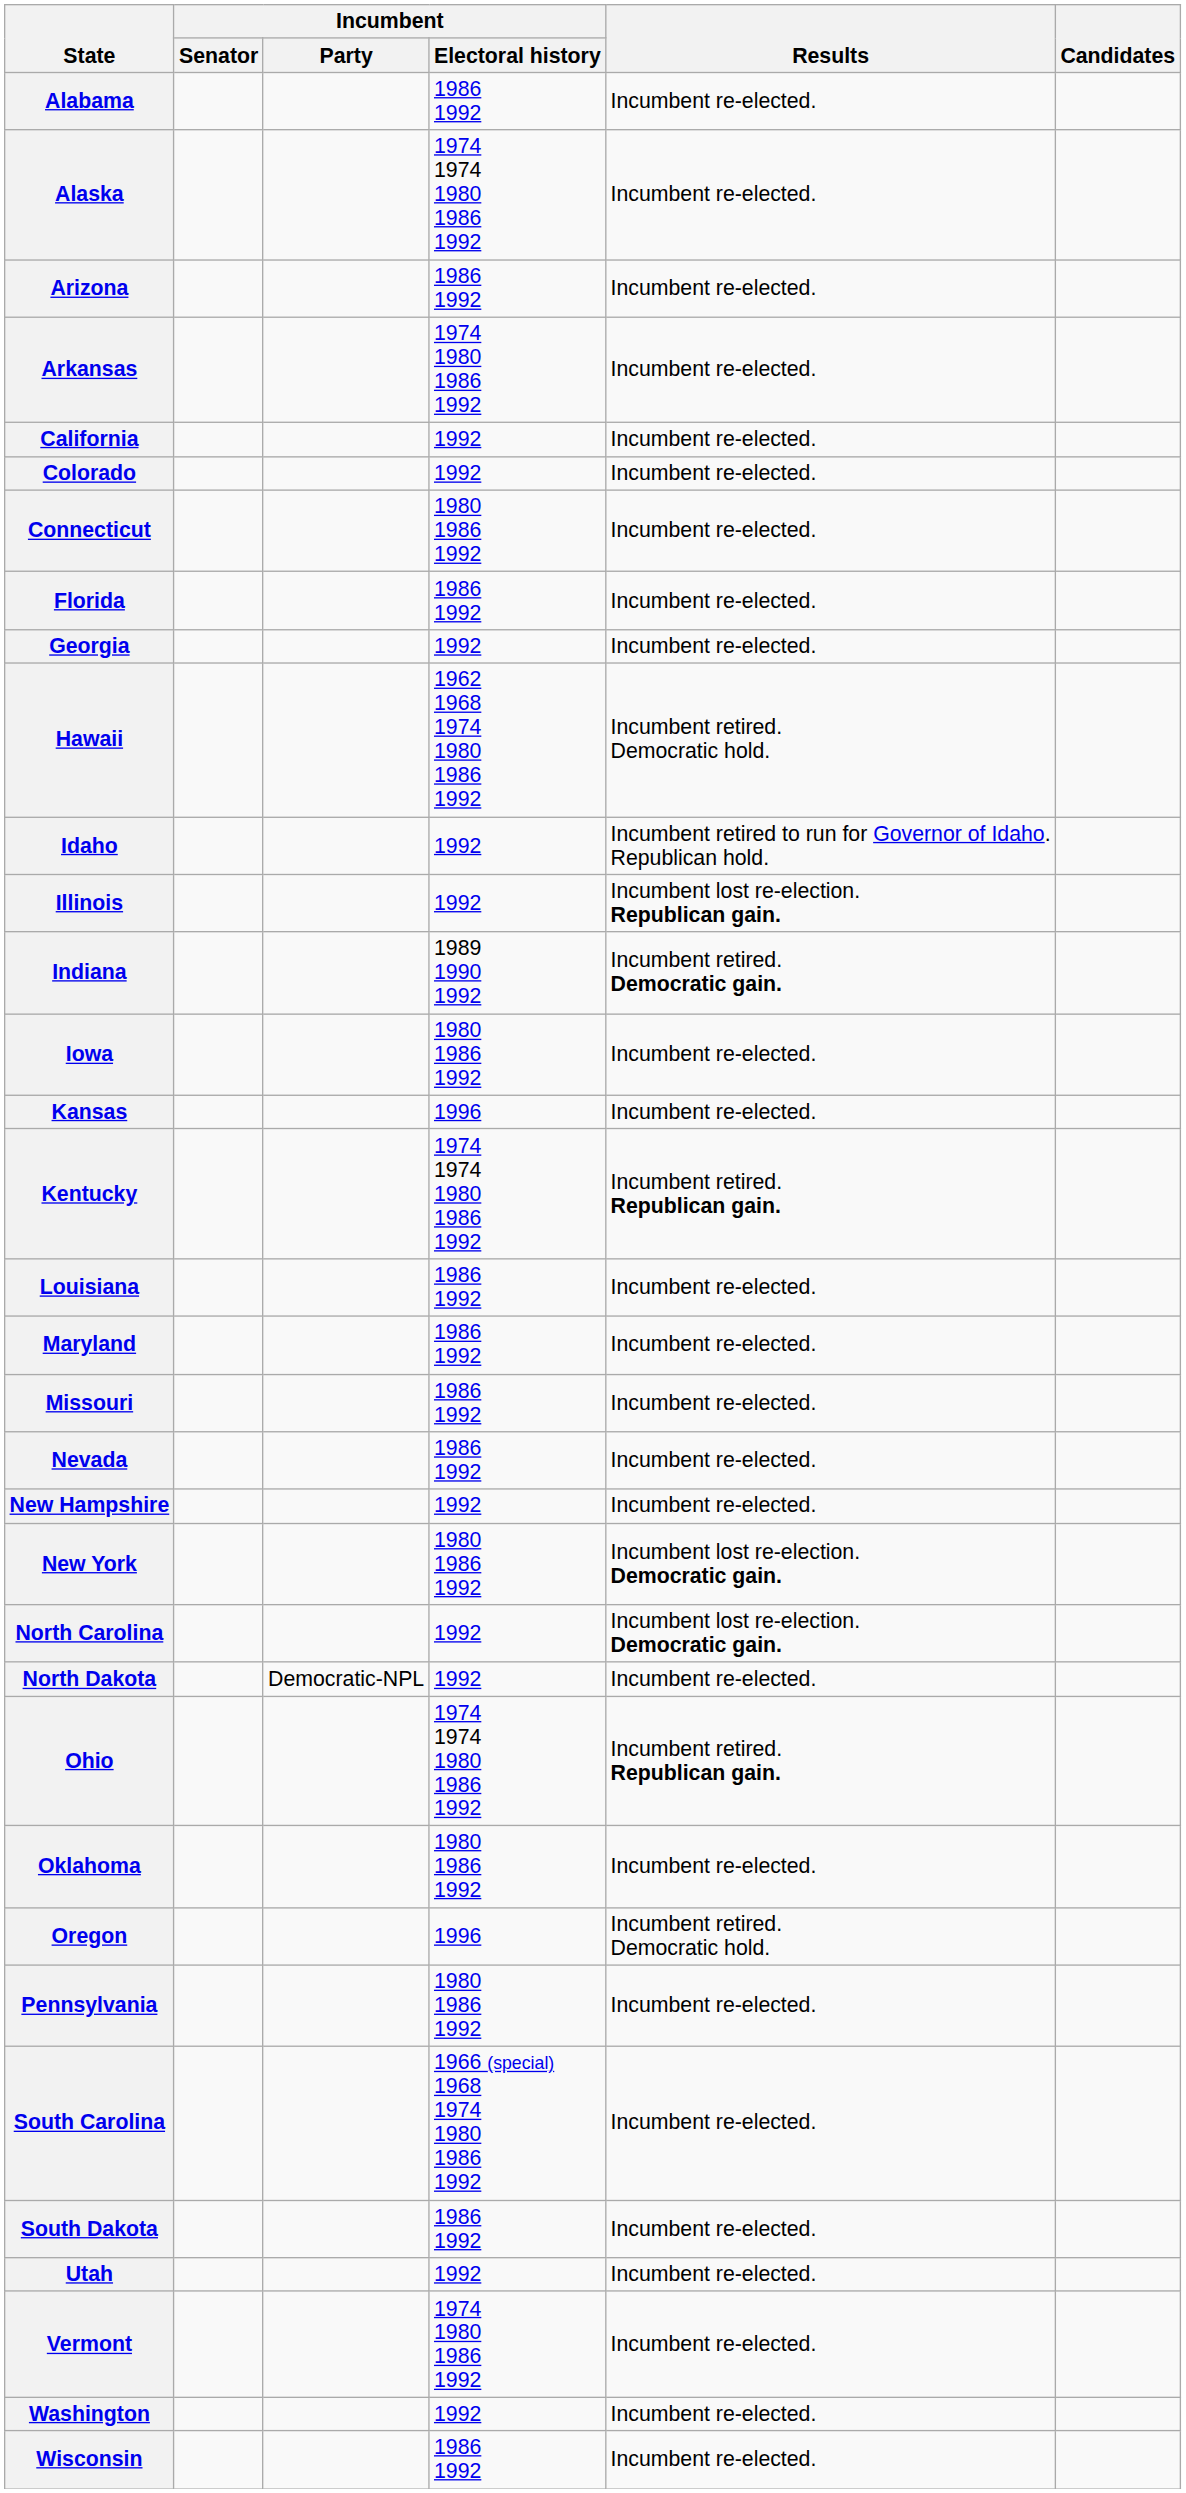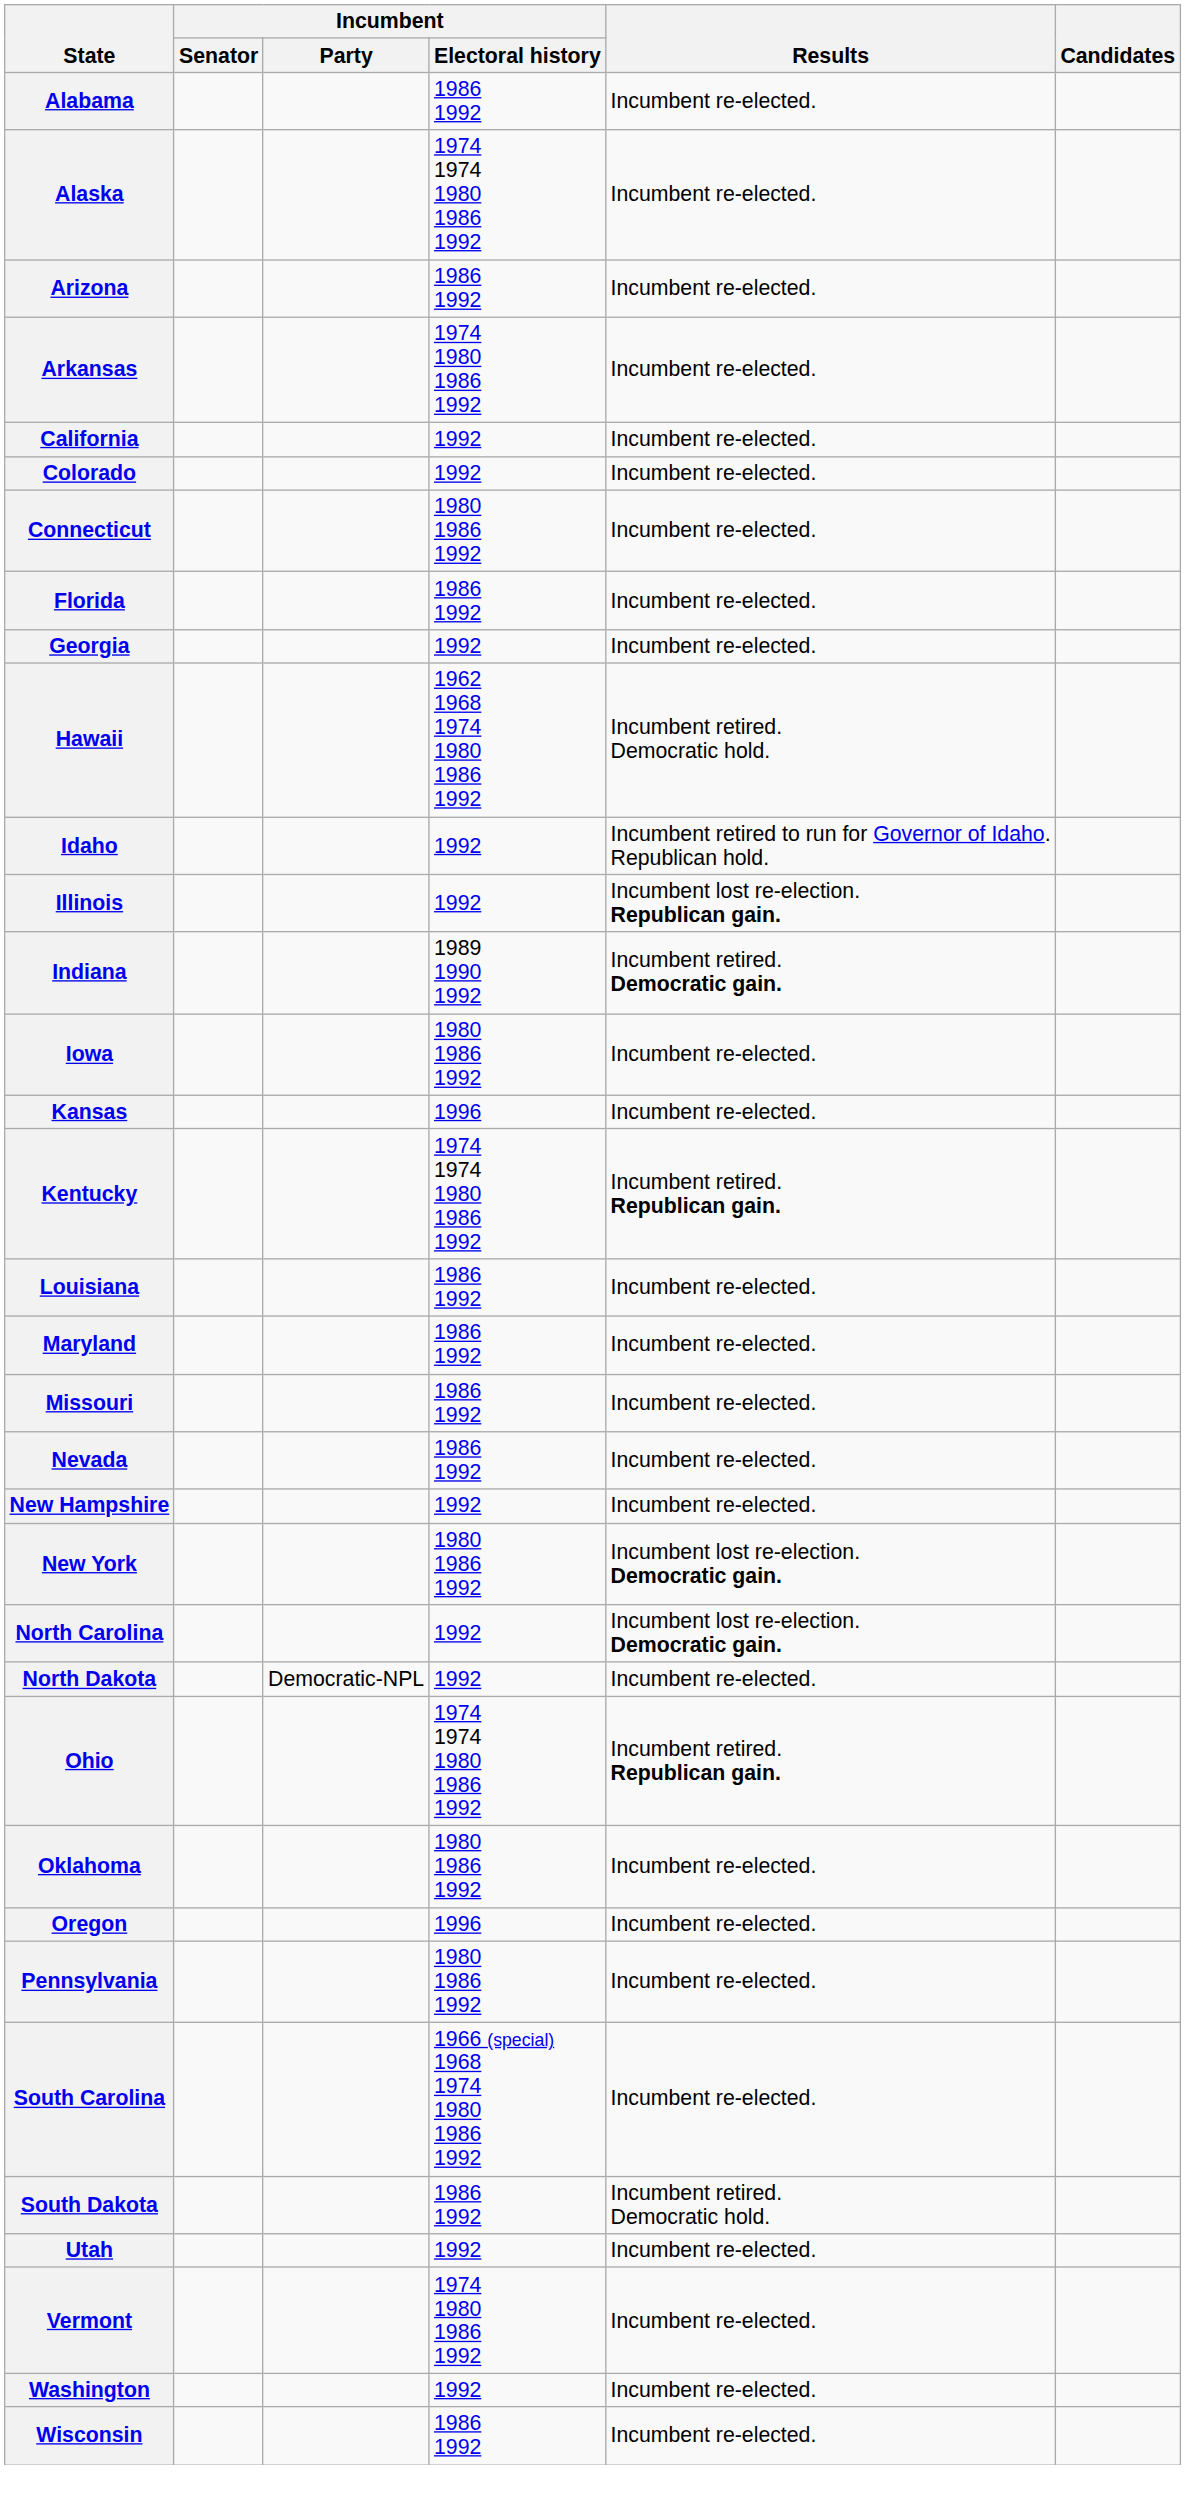(696, 1935) Incumbent retired. Democratic hold. -> (713, 1923) Incumbent re-elected.
(713, 2228) Incumbent re-elected. -> (696, 2204) Incumbent retired. Democratic hold.
